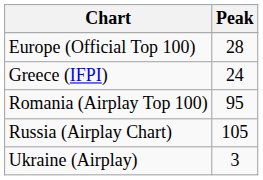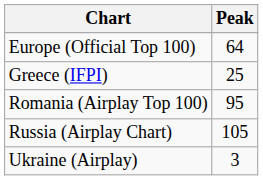(235, 47) 28 -> (235, 47) 64
(235, 75) 24 -> (235, 75) 25
